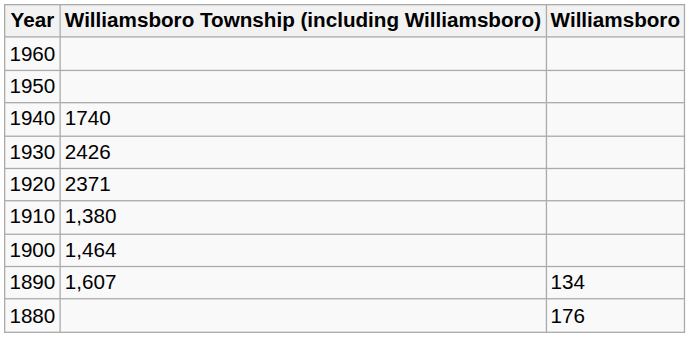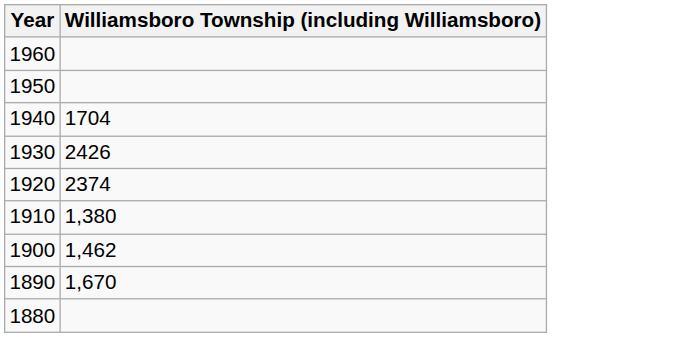- column: (615, 20)
(88, 119) 1740 -> (88, 119) 1704
(88, 184) 2371 -> (88, 184) 2374
(91, 250) 1,464 -> (91, 250) 1,462
(91, 282) 1,607 -> (91, 282) 1,670
